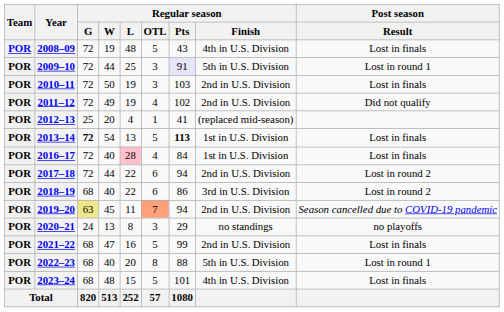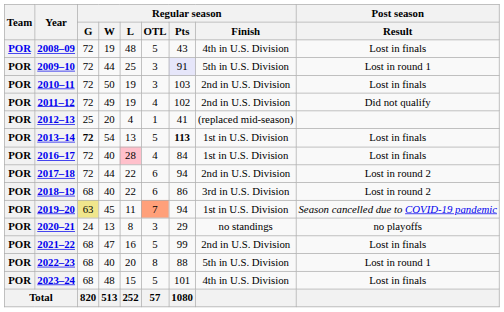(246, 209) 2nd in U.S. Division -> (246, 209) 1st in U.S. Division
